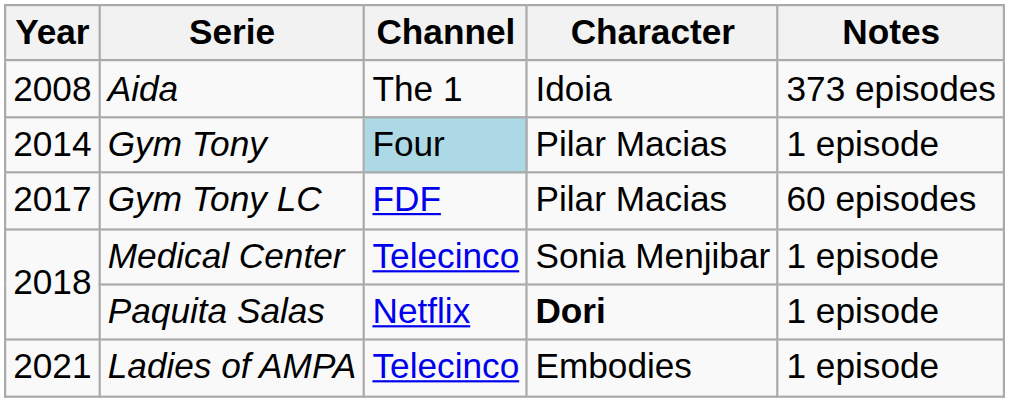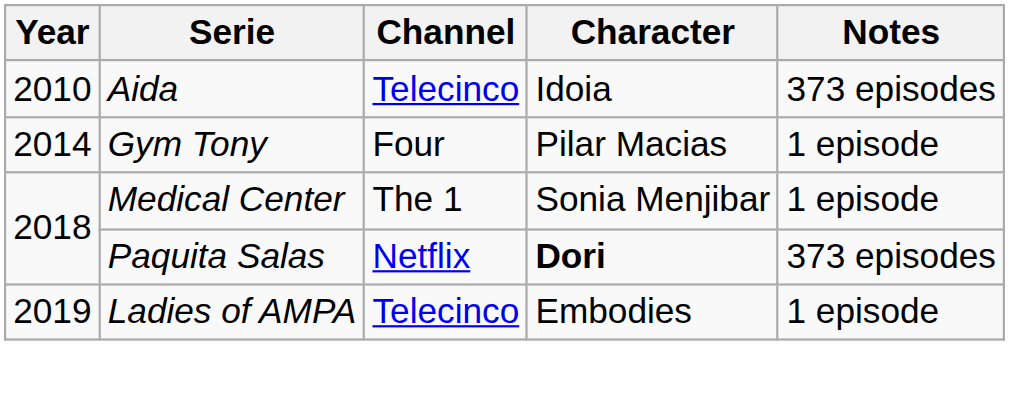(52, 88) 2008 -> (52, 88) 2010
(417, 88) The 1 -> (446, 88) Telecinco
(409, 144) lightblue background -> (409, 144) no background
- row: (215, 199)
(446, 255) Telecinco -> (417, 199) The 1
(863, 311) 1 episode -> (891, 255) 373 episodes
(52, 367) 2021 -> (52, 311) 2019
